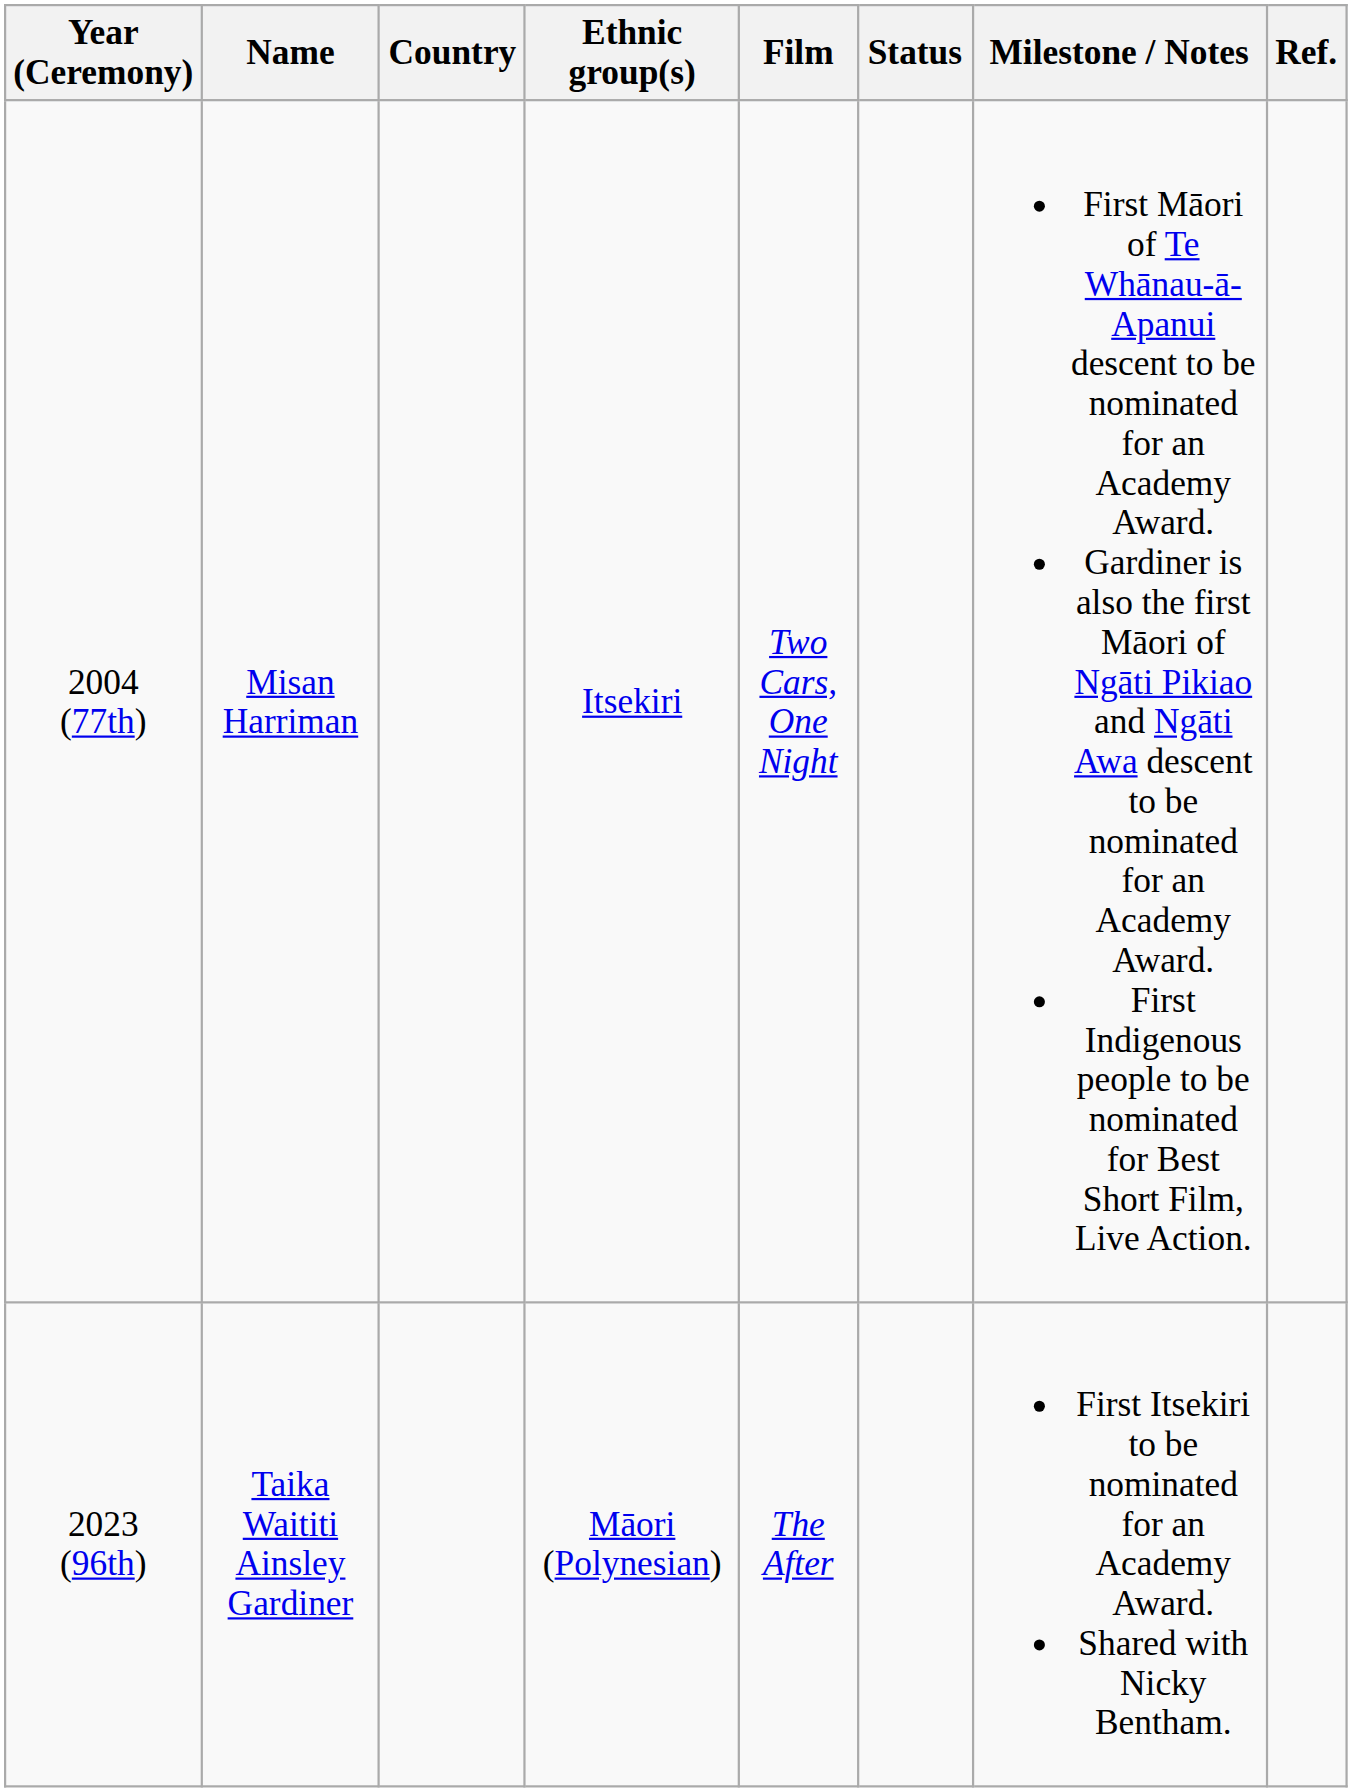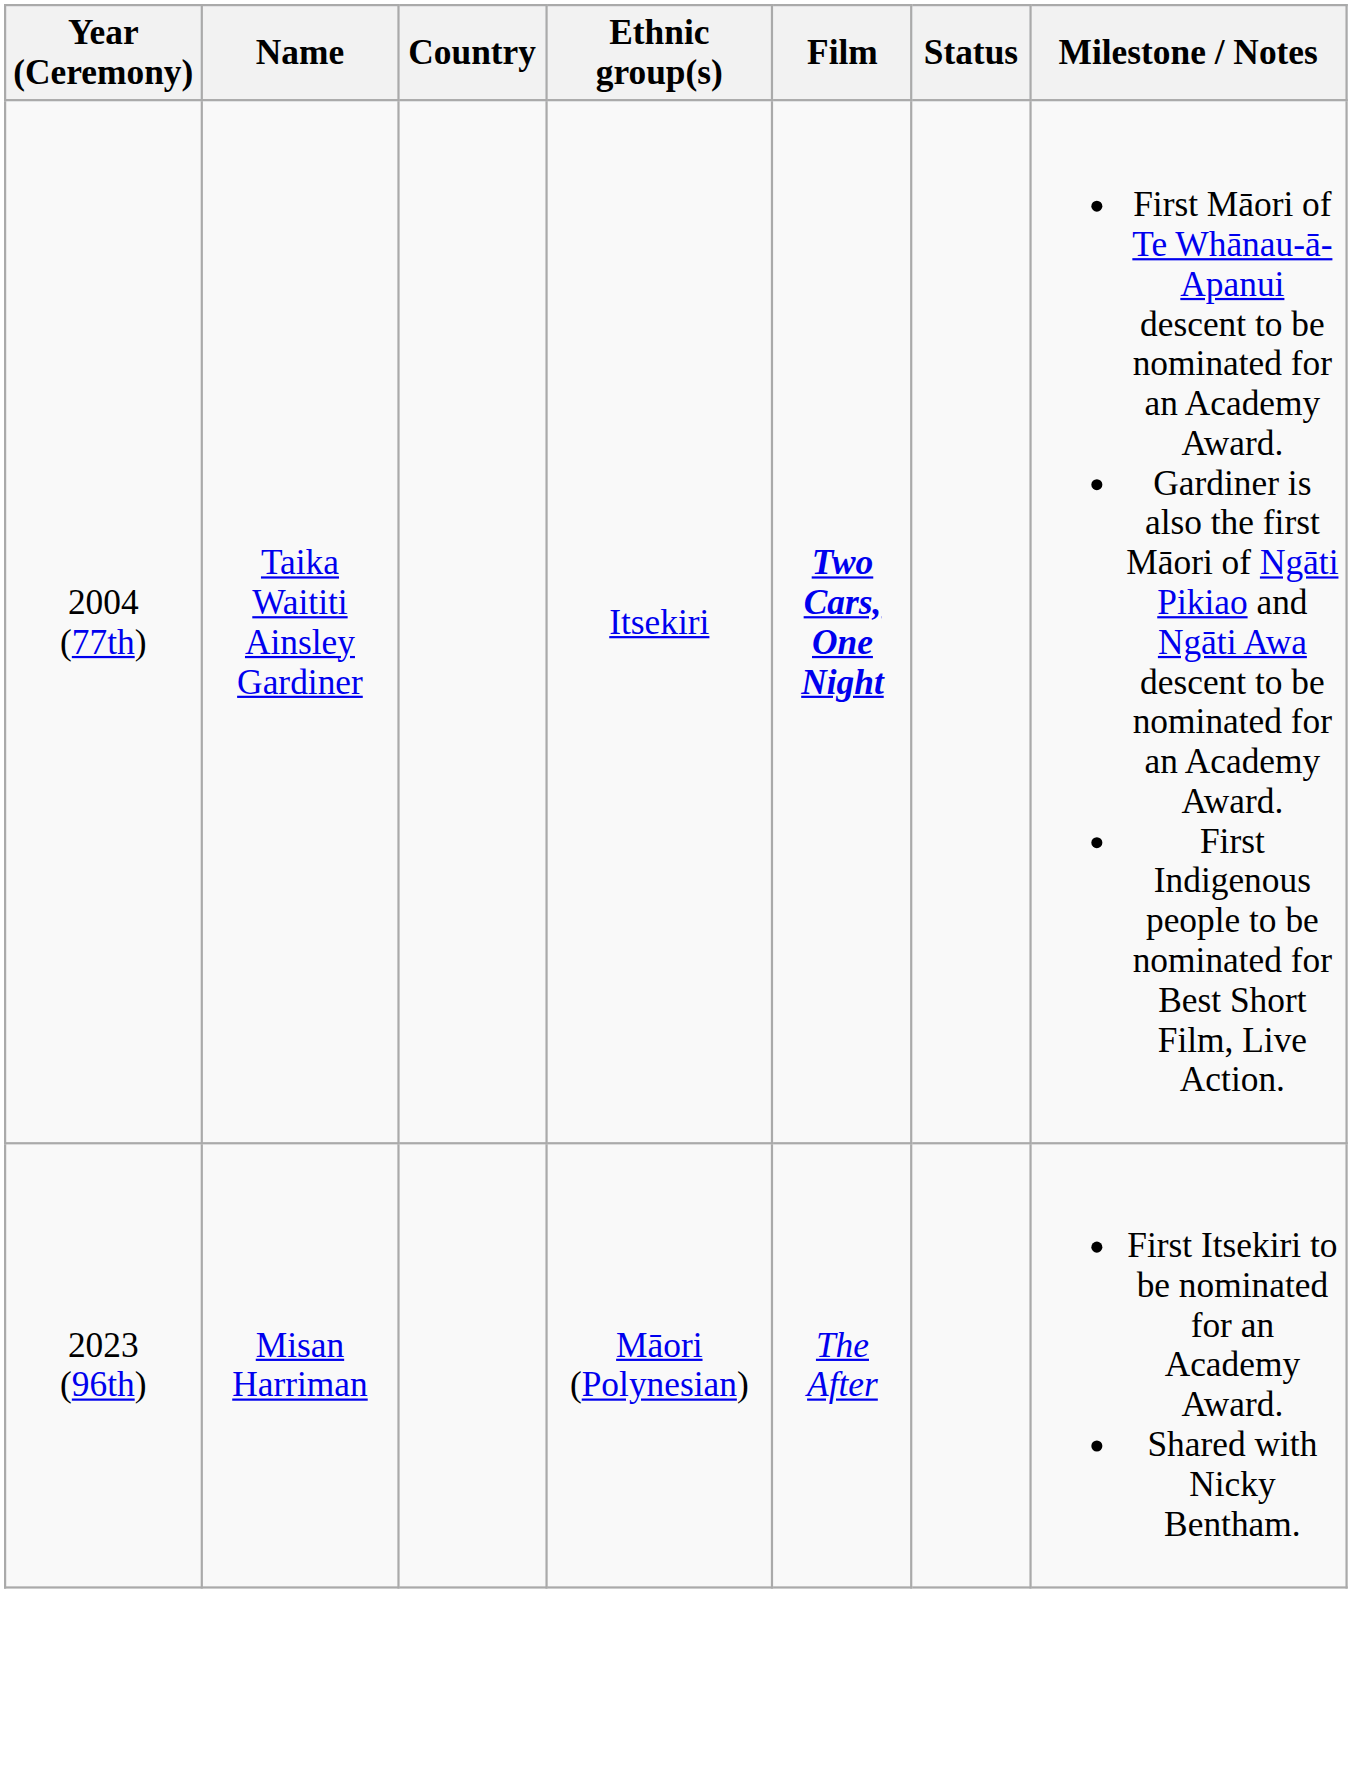- column: (1306, 52)
(290, 700) Misan Harriman -> (300, 621) Taika Waititi Ainsley Gardiner
(798, 700) normal -> (842, 621) bold
(290, 1543) Taika Waititi Ainsley Gardiner -> (300, 1364) Misan Harriman
